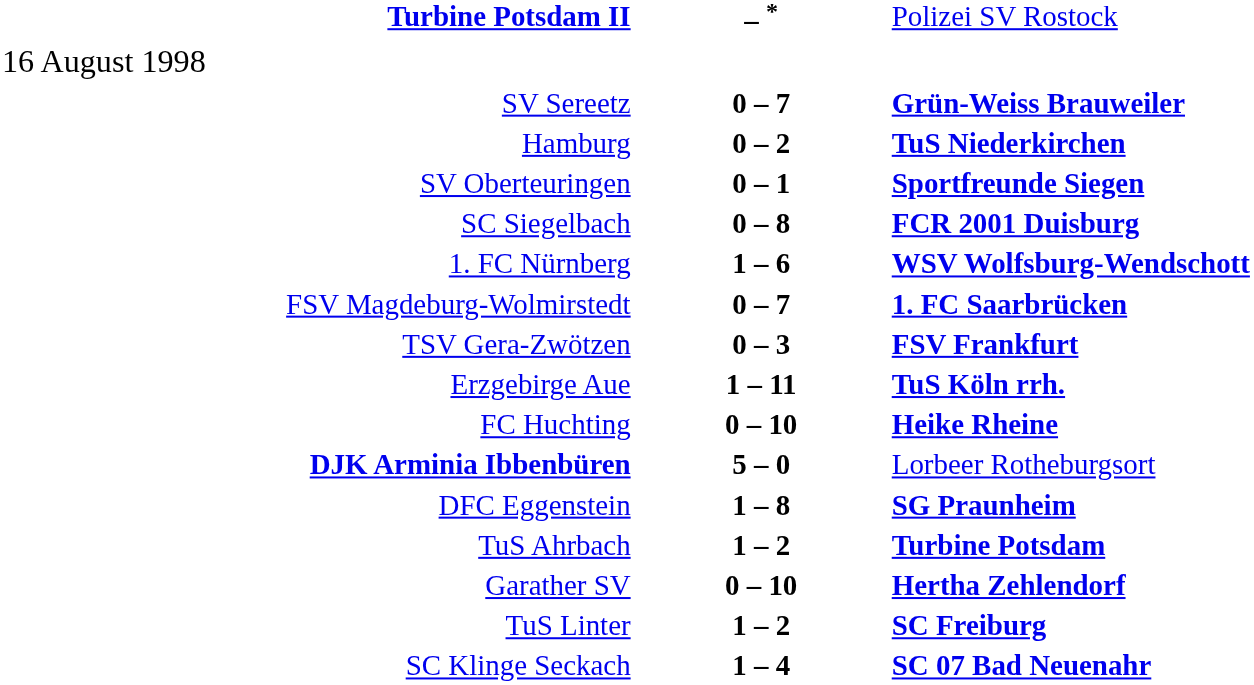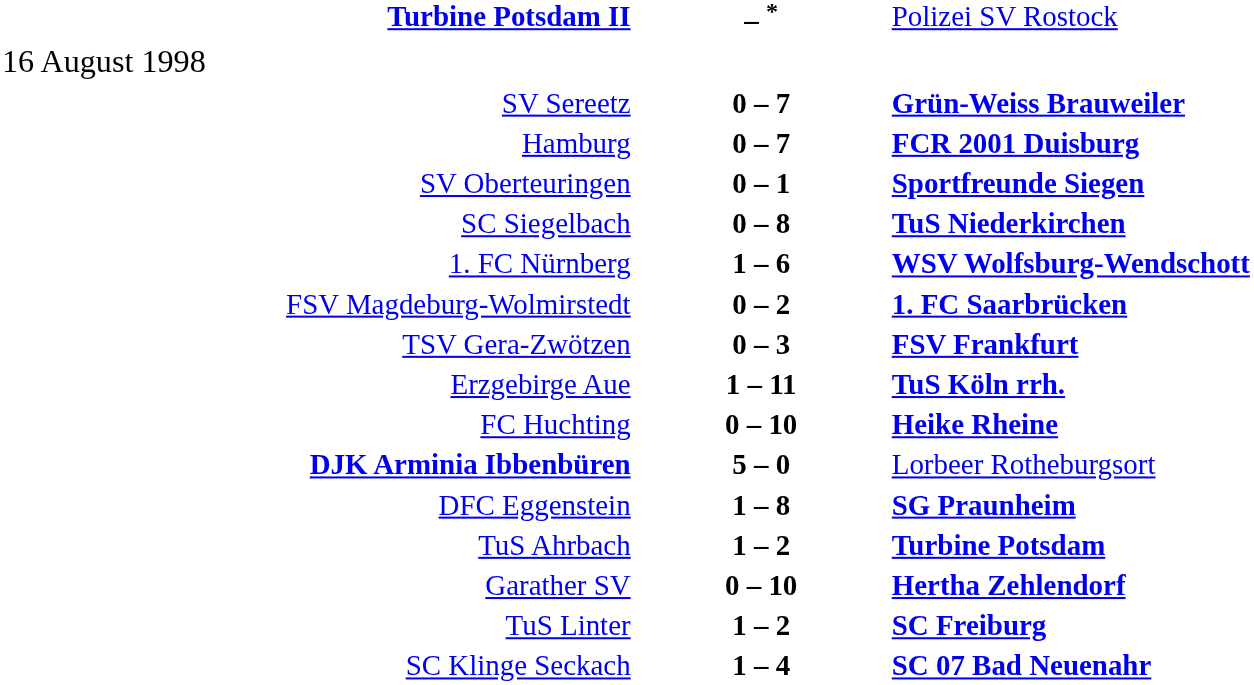(761, 142) 0 – 2 -> (761, 142) 0 – 7
(1009, 142) TuS Niederkirchen -> (1015, 142) FCR 2001 Duisburg
(1015, 223) FCR 2001 Duisburg -> (1009, 223) TuS Niederkirchen
(761, 303) 0 – 7 -> (761, 303) 0 – 2
